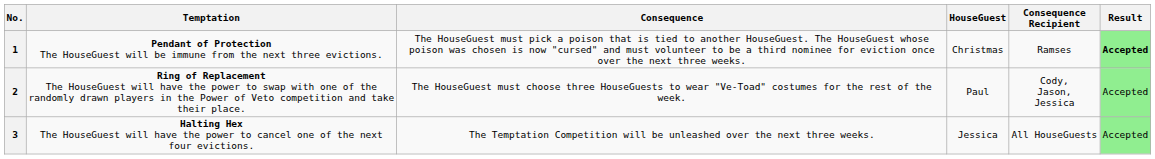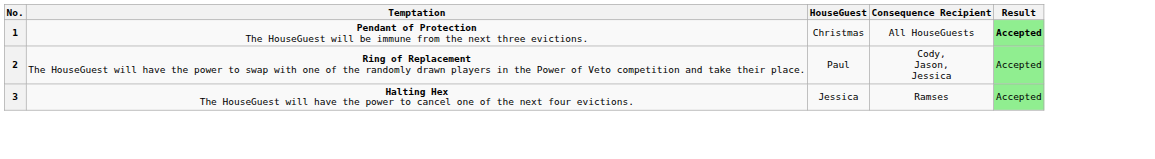- column: (672, 18)
(1054, 49) Ramses -> (931, 33) All HouseGuests
(1054, 135) All HouseGuests -> (931, 97) Ramses
